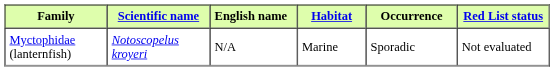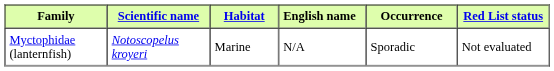columns swapped: (251, 16) <-> (332, 16)
